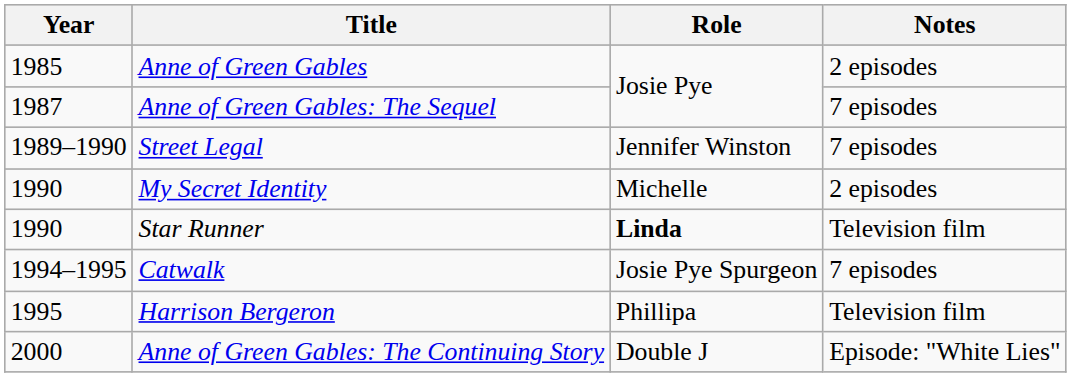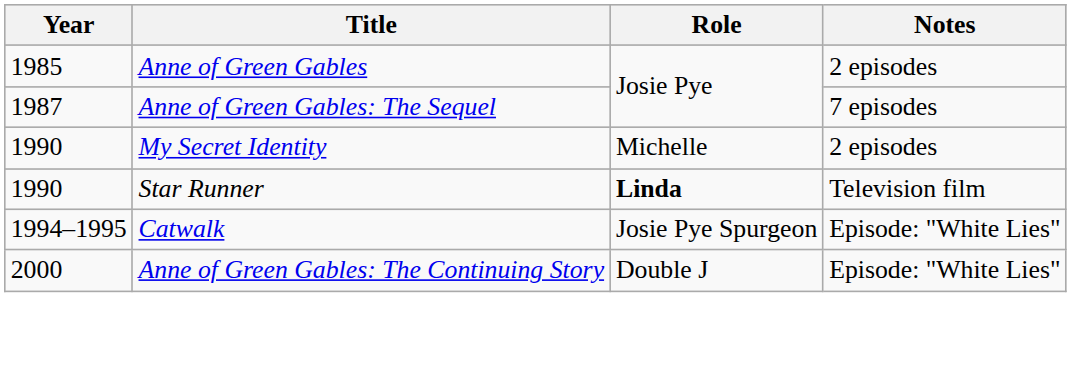- row: (201, 147)
(883, 270) 7 episodes -> (945, 229) Episode: "White Lies"
- row: (237, 310)
